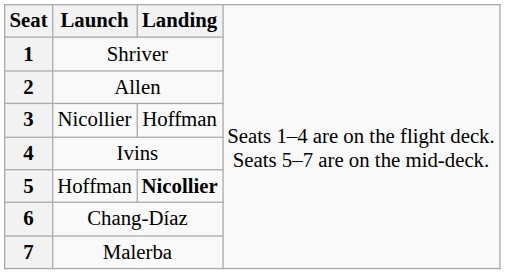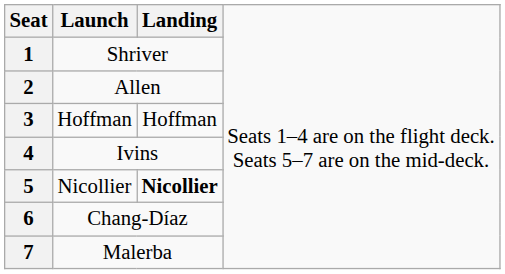(95, 119) Nicollier -> (95, 119) Hoffman
(95, 185) Hoffman -> (95, 185) Nicollier
